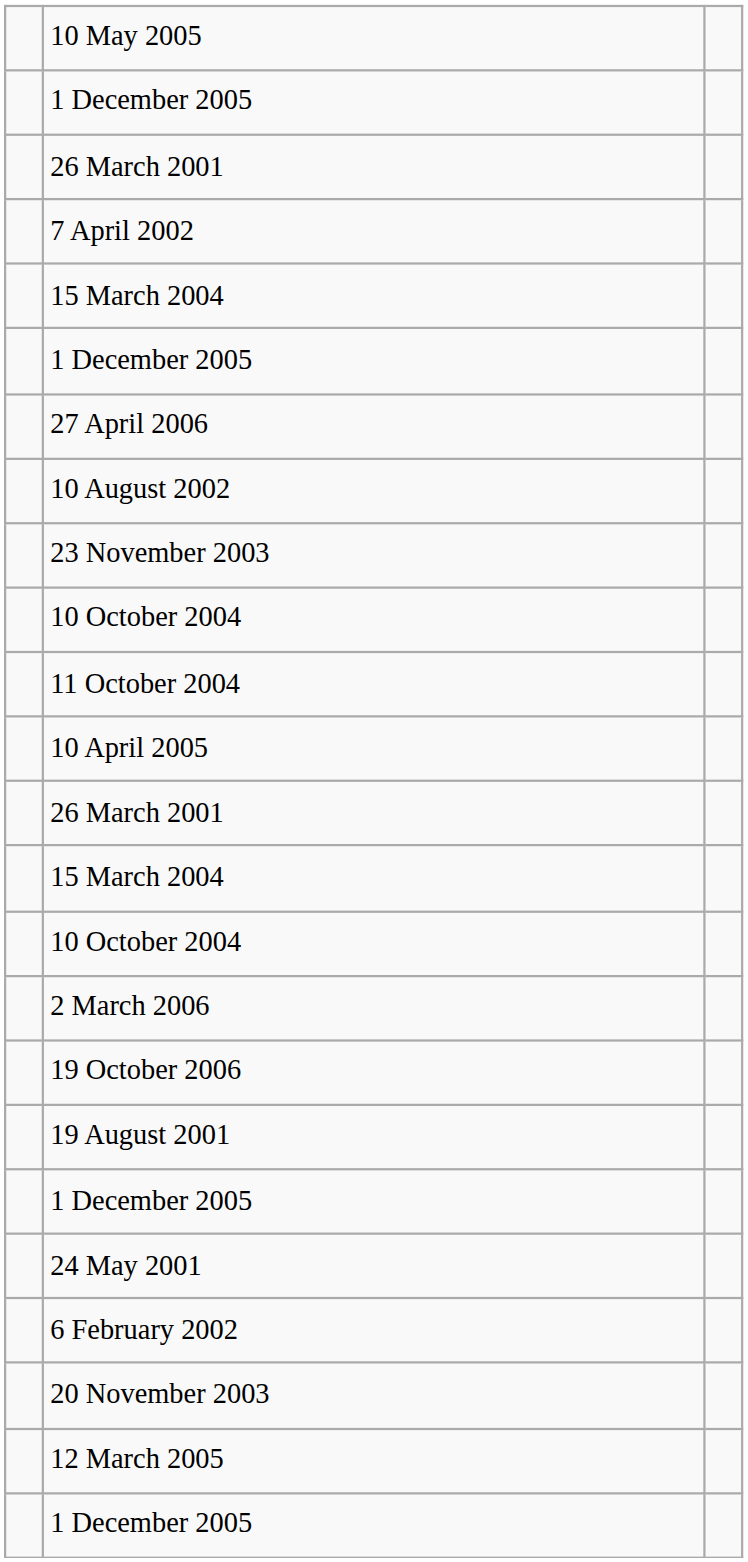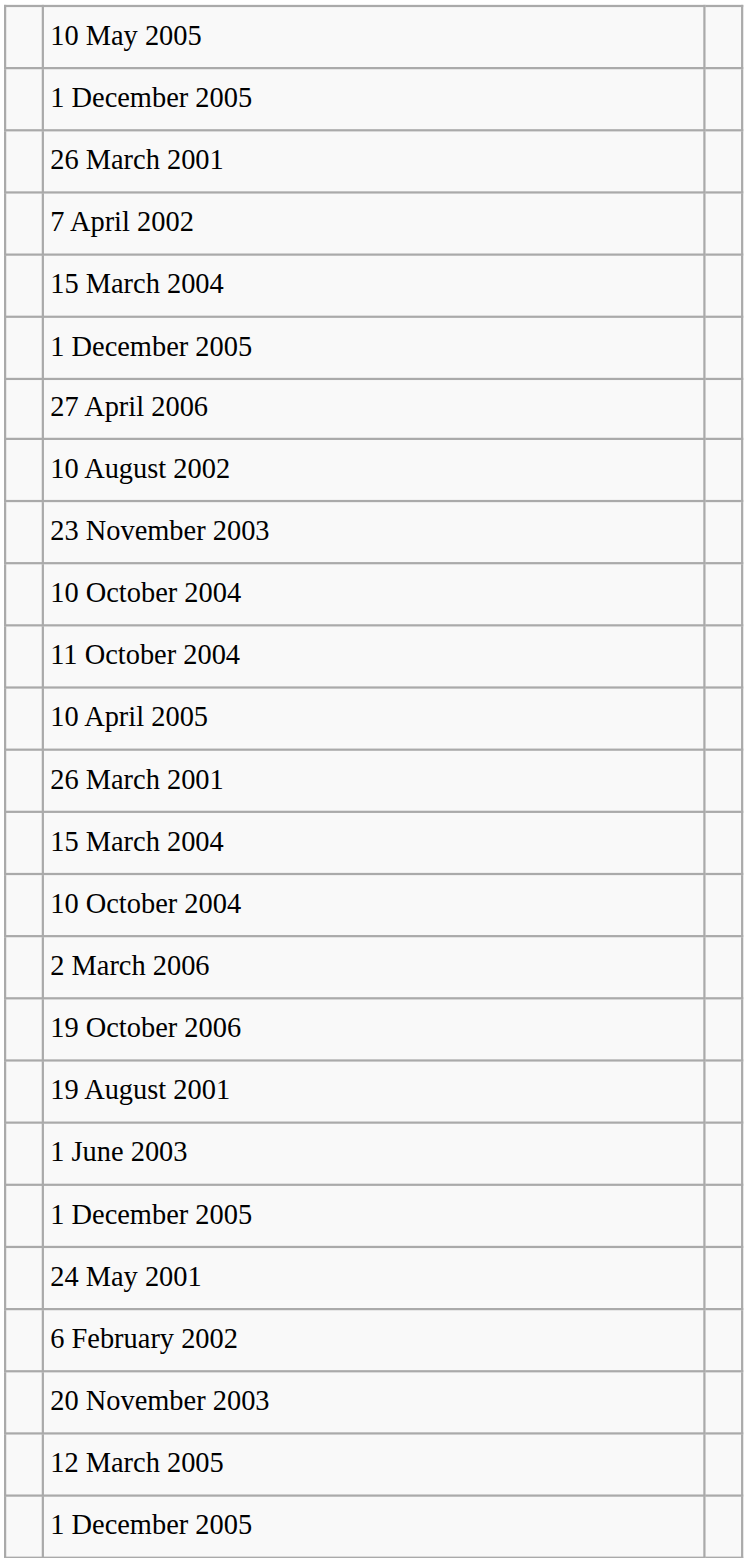+ row: (24, 1154)
